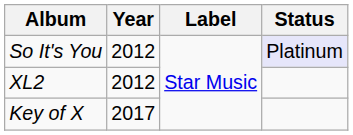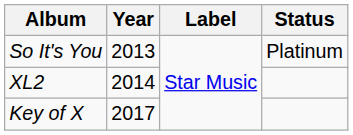(133, 51) 2012 -> (133, 51) 2013
(305, 51) lavender background -> (305, 51) no background
(133, 82) 2012 -> (133, 82) 2014
